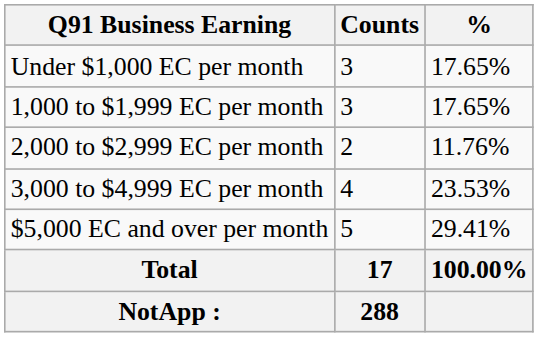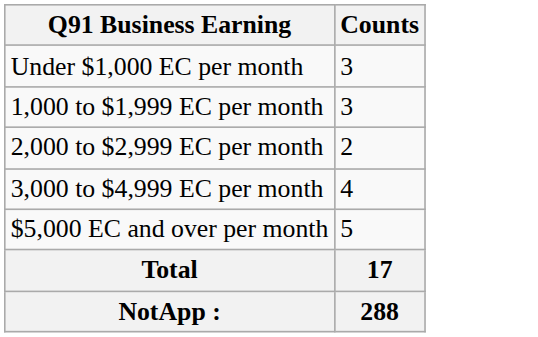- column: (479, 24)
